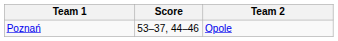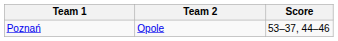columns swapped: (268, 12) <-> (169, 12)
